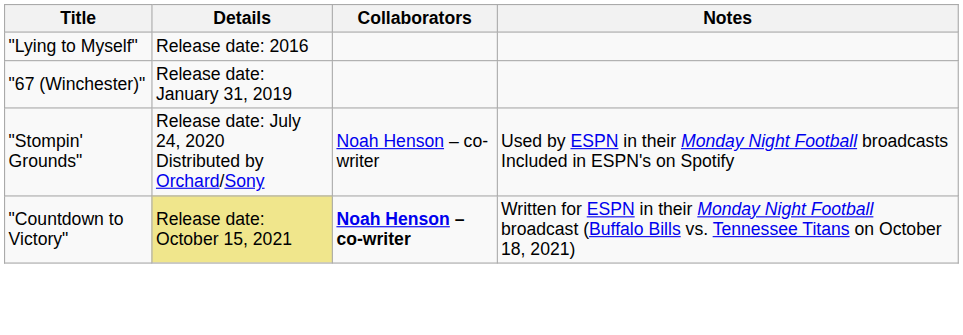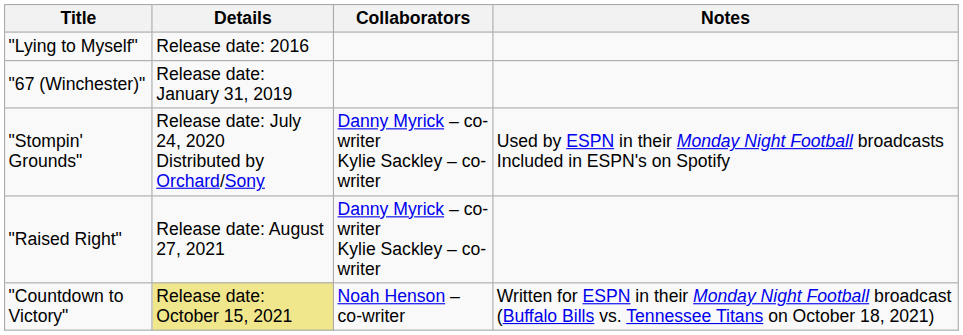(412, 151) Noah Henson – co-writer -> (413, 151) Danny Myrick – co-writer Kylie Sackley – co-writer
+ row: (65, 239)
(400, 229) bold -> (399, 306) normal
